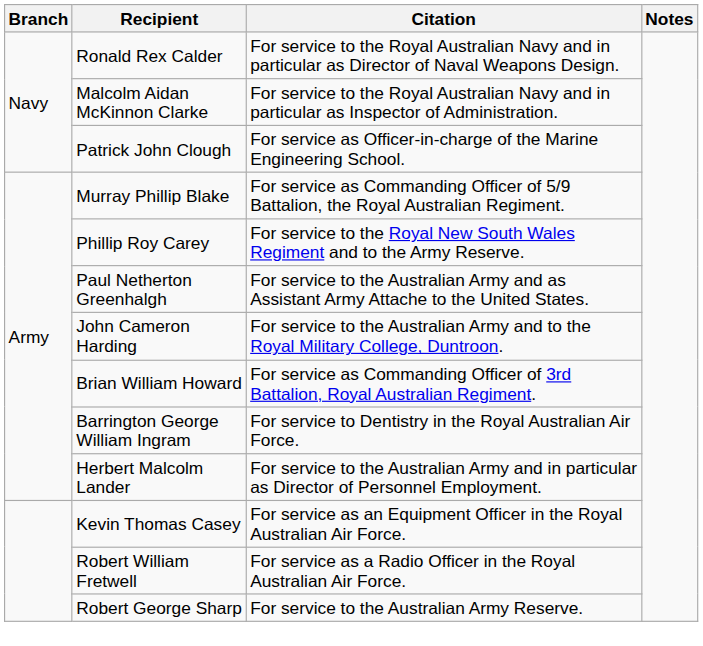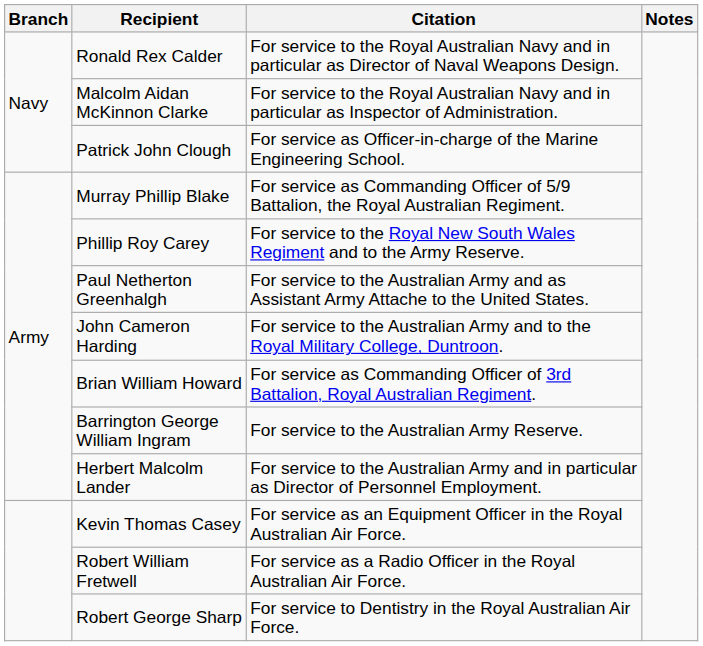(440, 430) For service to Dentistry in the Royal Australian Air Force. -> (417, 430) For service to the Australian Army Reserve.
(417, 608) For service to the Australian Army Reserve. -> (440, 617) For service to Dentistry in the Royal Australian Air Force.
